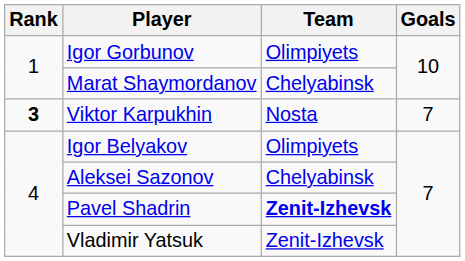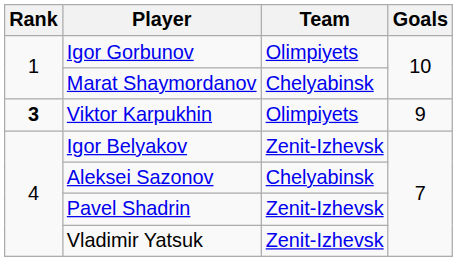(292, 114) Nosta -> (312, 114) Olimpiyets
(428, 114) 7 -> (420, 114) 9
(312, 146) Olimpiyets -> (325, 146) Zenit-Izhevsk
(329, 209) bold -> (325, 209) normal
